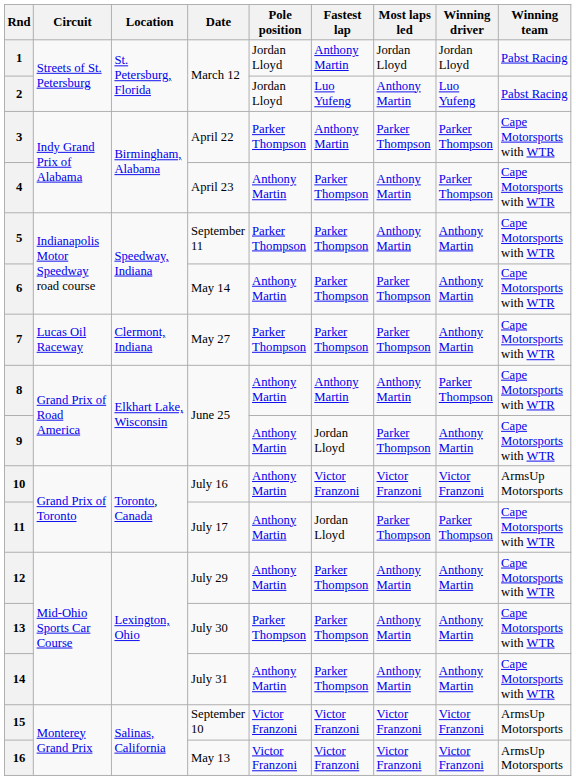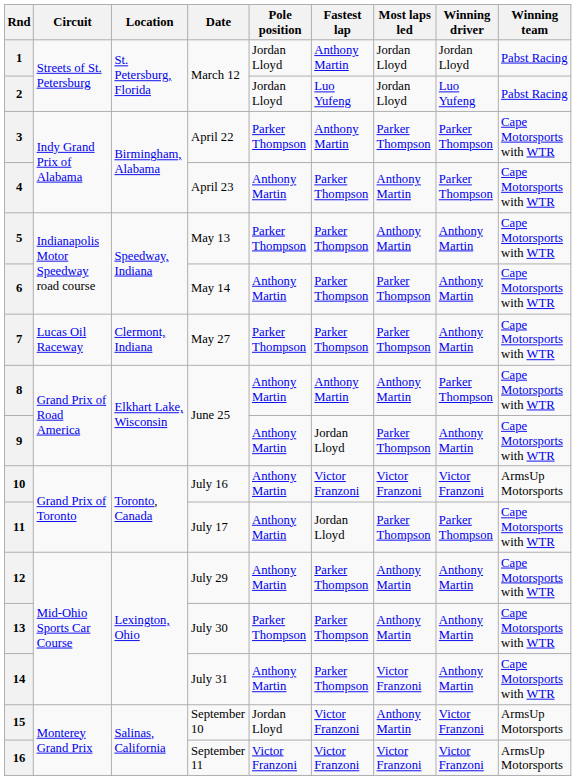(399, 93) Anthony Martin -> (393, 93) Jordan Lloyd
(218, 237) September 11 -> (210, 237) May 13
(399, 678) Anthony Martin -> (399, 678) Victor Franzoni
(274, 721) Victor Franzoni -> (269, 721) Jordan Lloyd
(399, 721) Victor Franzoni -> (399, 721) Anthony Martin
(210, 757) May 13 -> (218, 757) September 11
